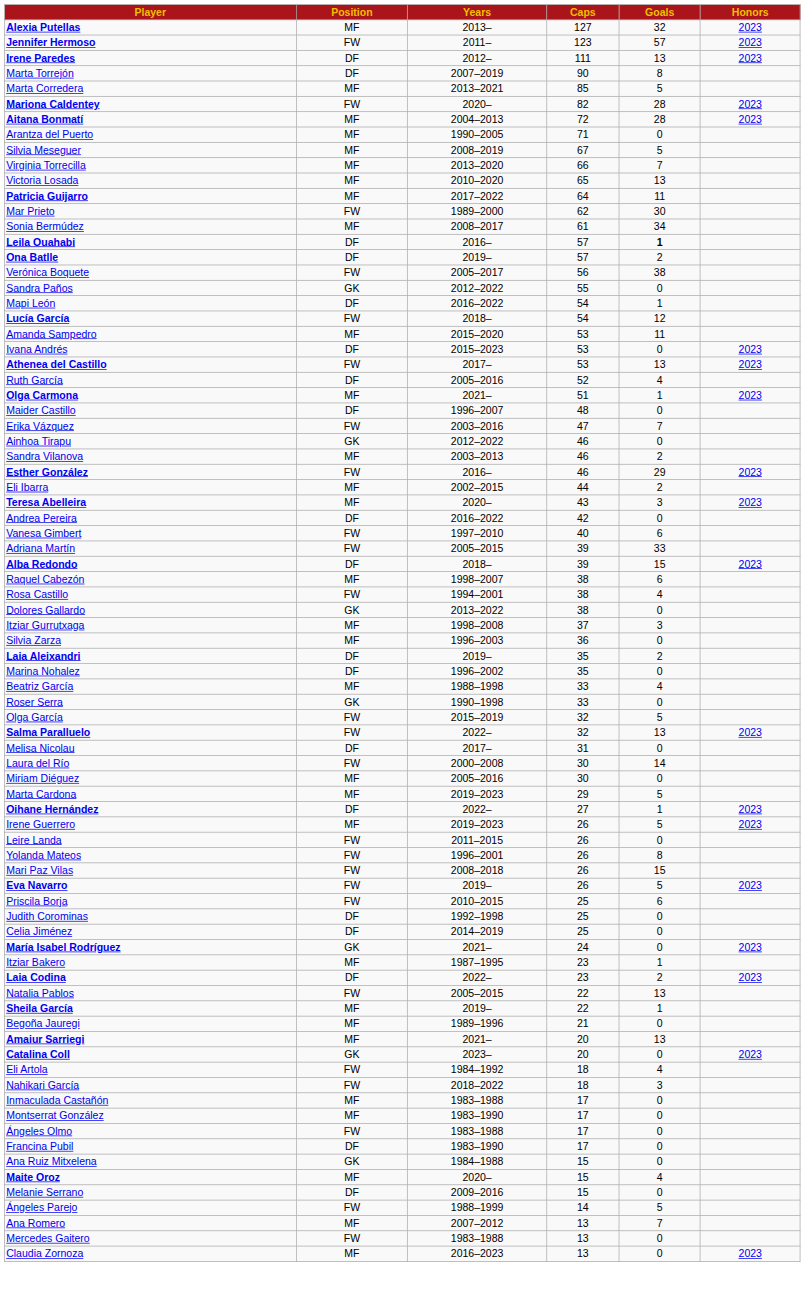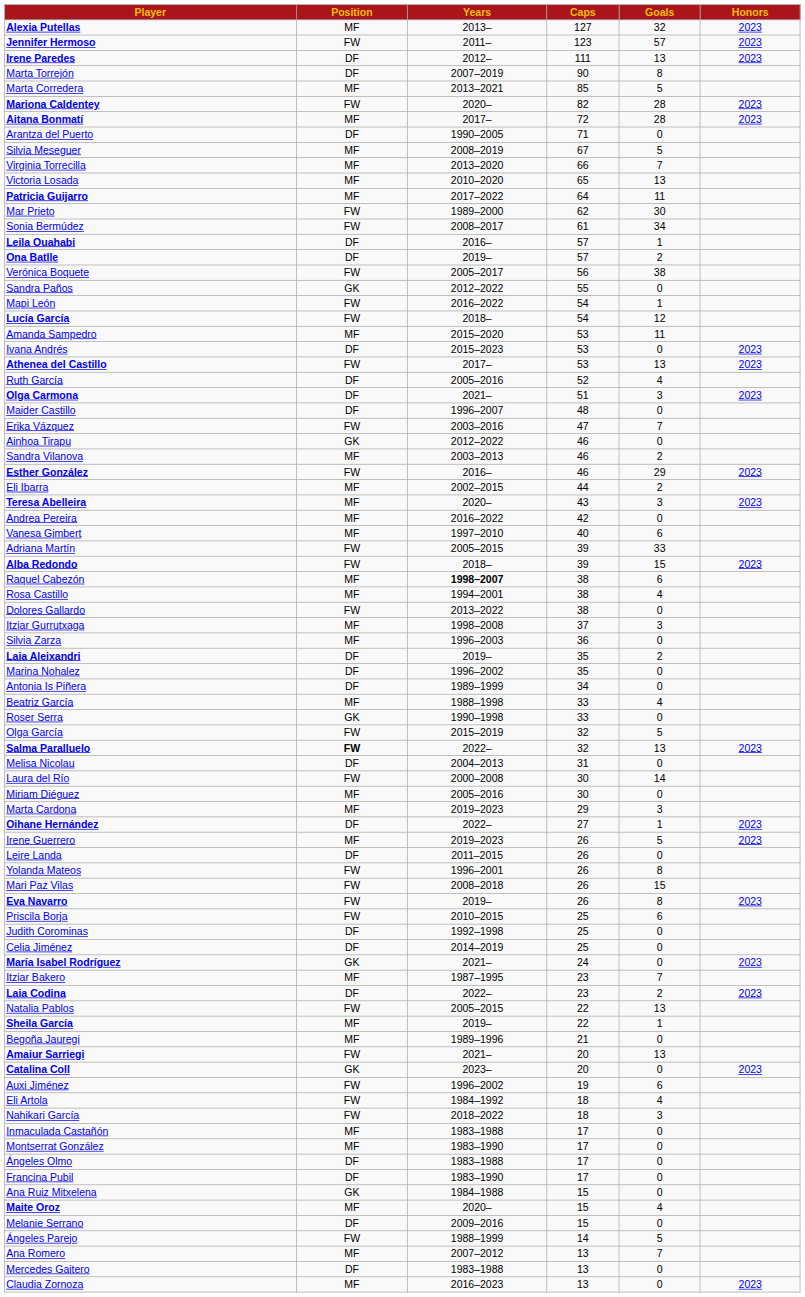(477, 119) 2004–2013 -> (477, 119) 2017–
(352, 135) MF -> (352, 135) DF
(352, 227) MF -> (352, 227) FW
(660, 242) bold -> (660, 242) normal
(352, 303) DF -> (352, 303) FW
(352, 395) MF -> (352, 395) DF
(660, 395) 1 -> (660, 395) 3
(352, 518) DF -> (352, 518) MF
(352, 533) FW -> (352, 533) MF
(352, 564) DF -> (352, 564) FW
(477, 579) normal -> (477, 579) bold
(352, 595) FW -> (352, 595) MF
(352, 610) GK -> (352, 610) FW
+ row: (46, 687)
(352, 733) normal -> (352, 748) bold
(477, 748) 2017– -> (477, 763) 2004–2013
(660, 794) 5 -> (660, 809) 3
(352, 840) FW -> (352, 855) DF
(660, 886) 5 -> (660, 901) 8
(660, 962) 1 -> (660, 978) 7
(352, 1039) MF -> (352, 1054) FW
+ row: (37, 1085)
(352, 1131) FW -> (352, 1162) DF
(352, 1238) FW -> (352, 1269) DF
